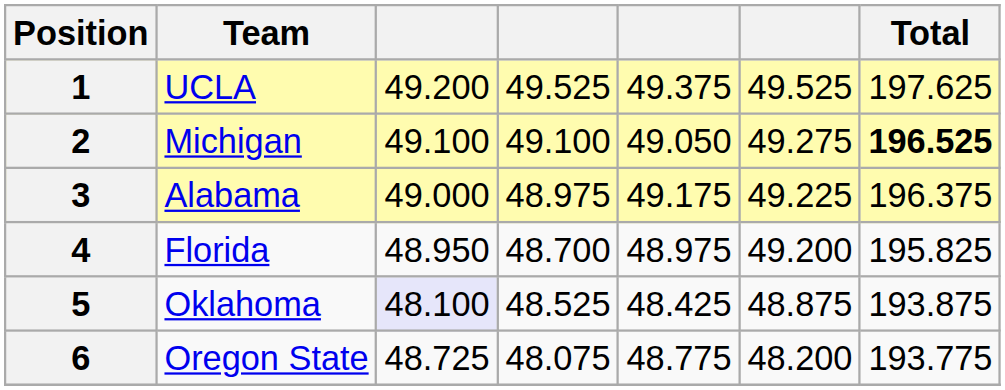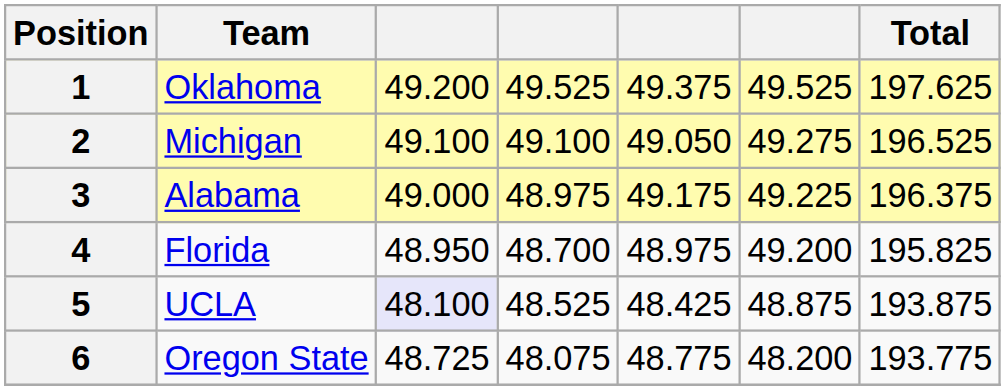(210, 87) UCLA -> (243, 87) Oklahoma
(930, 141) bold -> (930, 141) normal
(243, 304) Oklahoma -> (210, 304) UCLA
